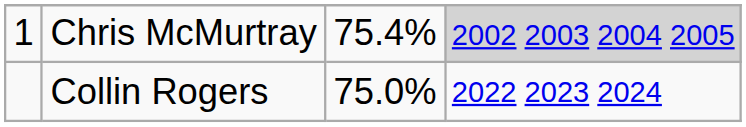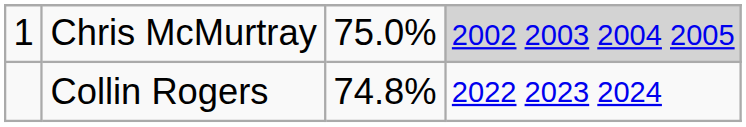(385, 33) 75.4% -> (385, 33) 75.0%
(385, 90) 75.0% -> (385, 90) 74.8%
